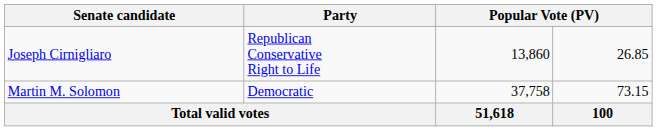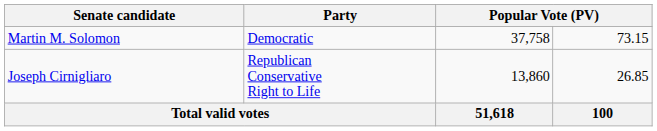rows swapped: (64, 92) <-> (60, 53)
